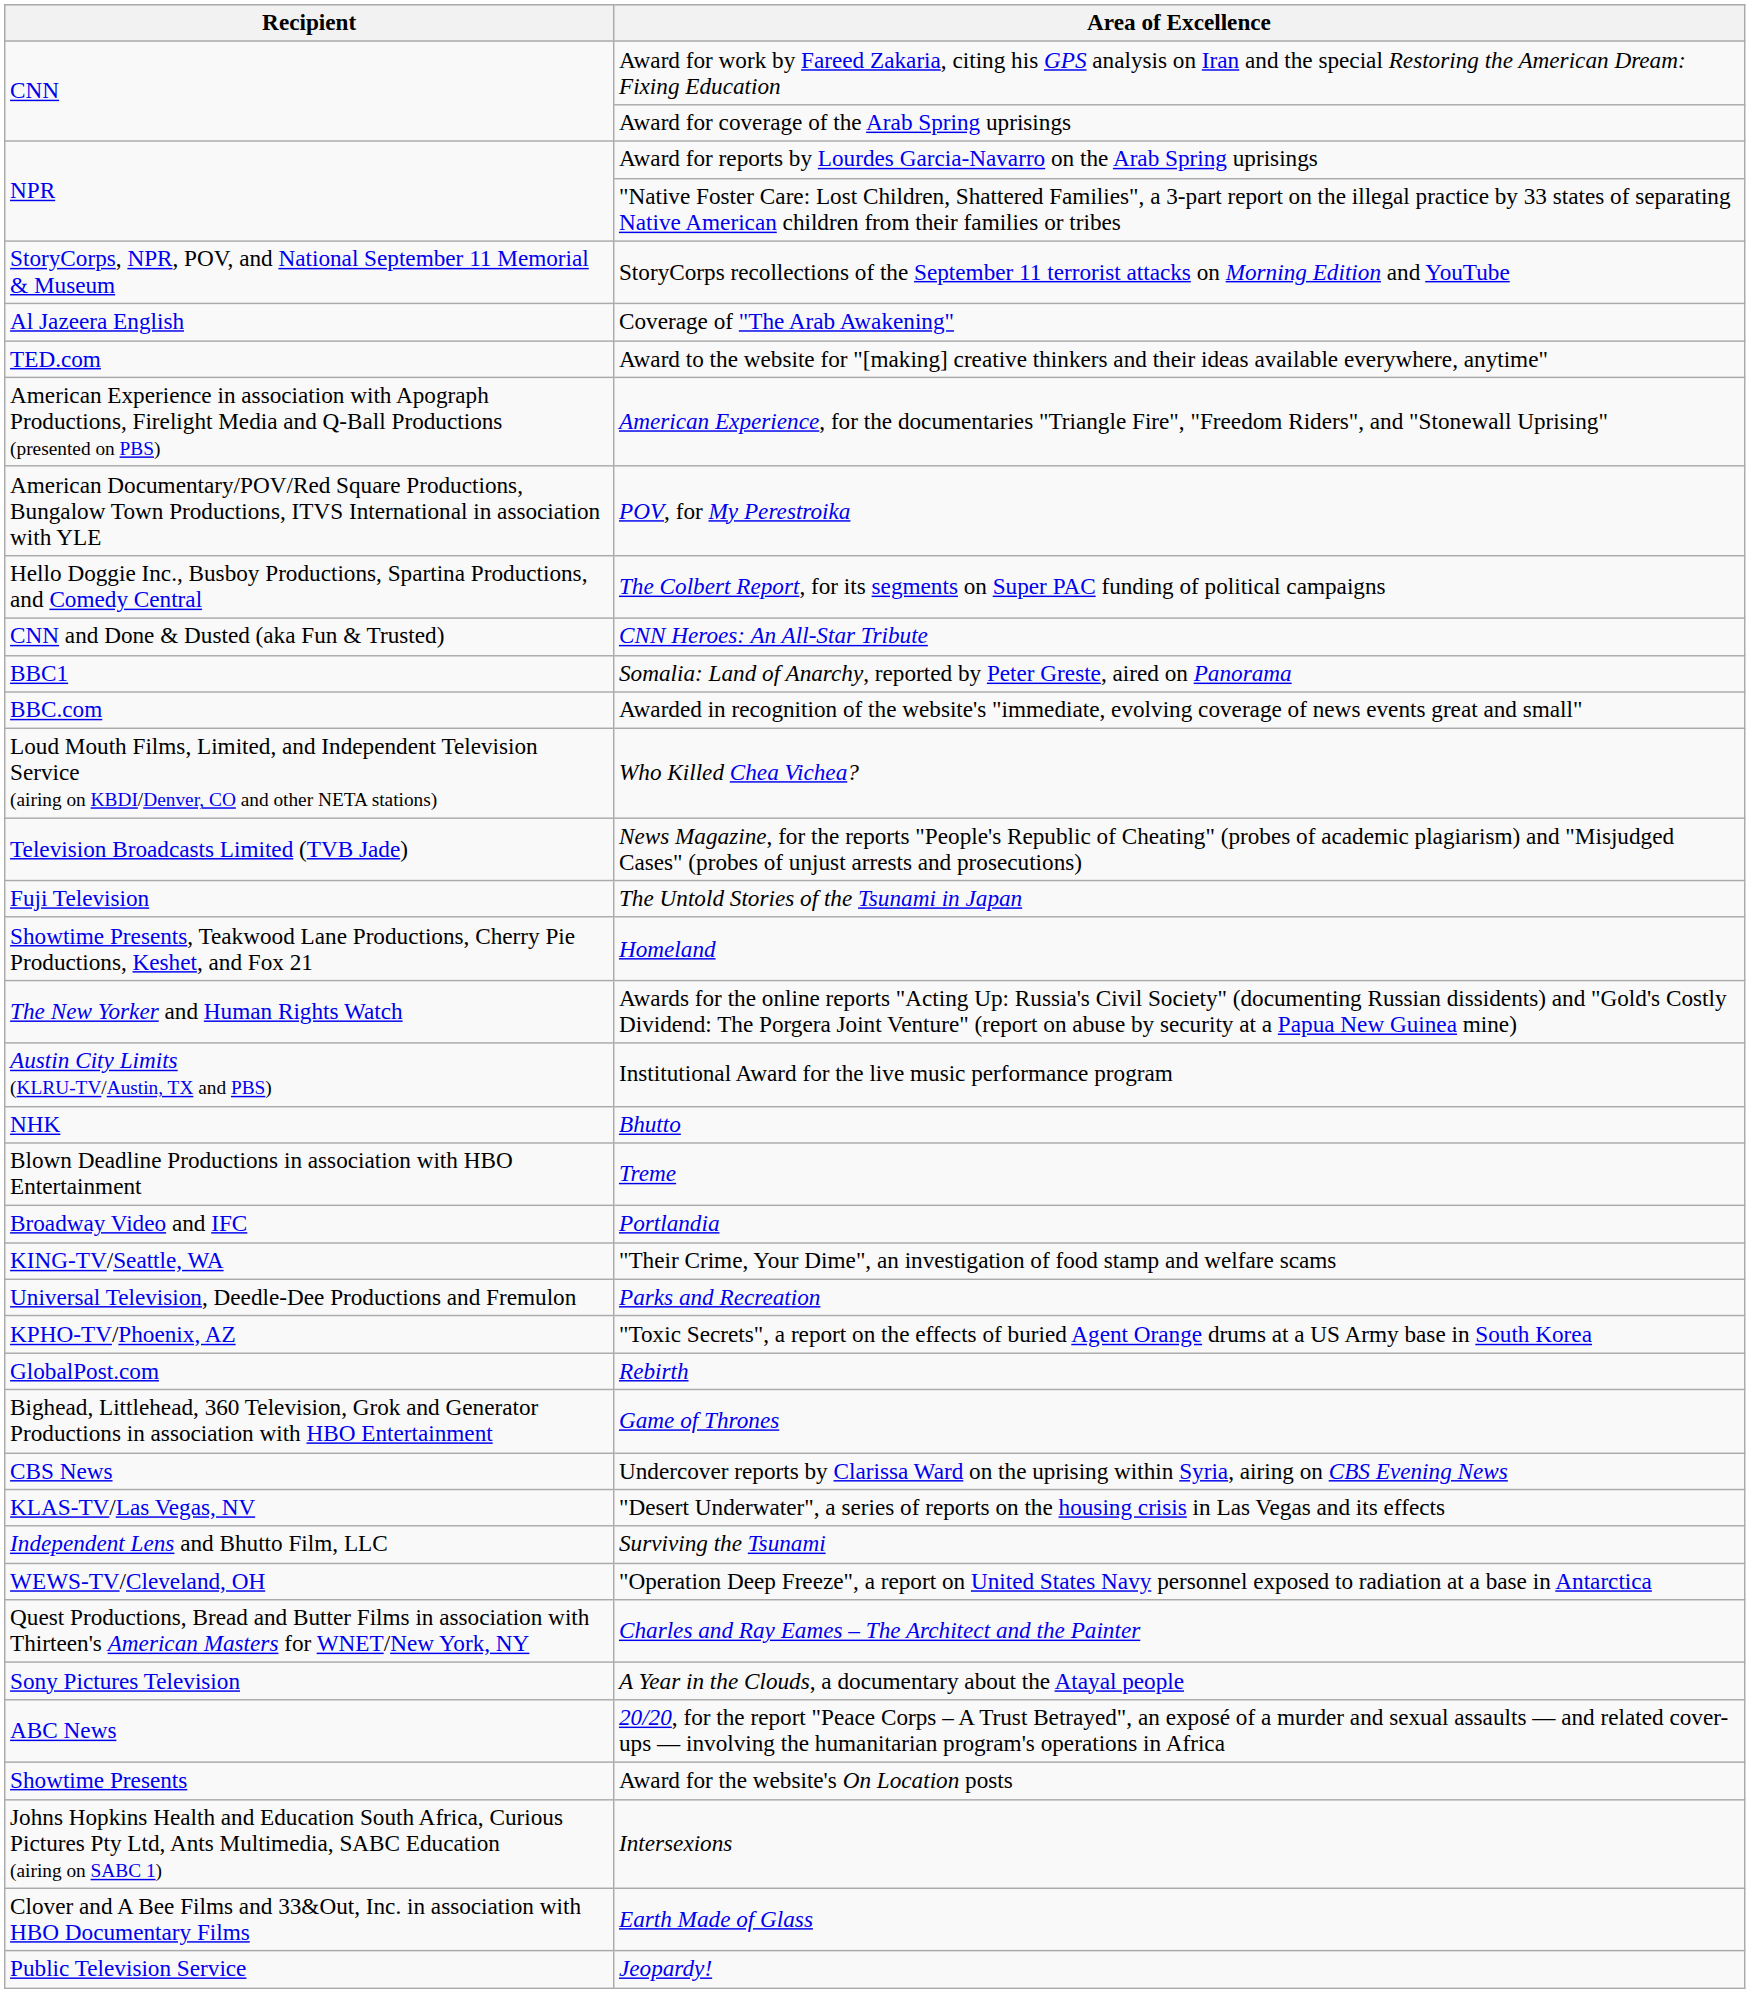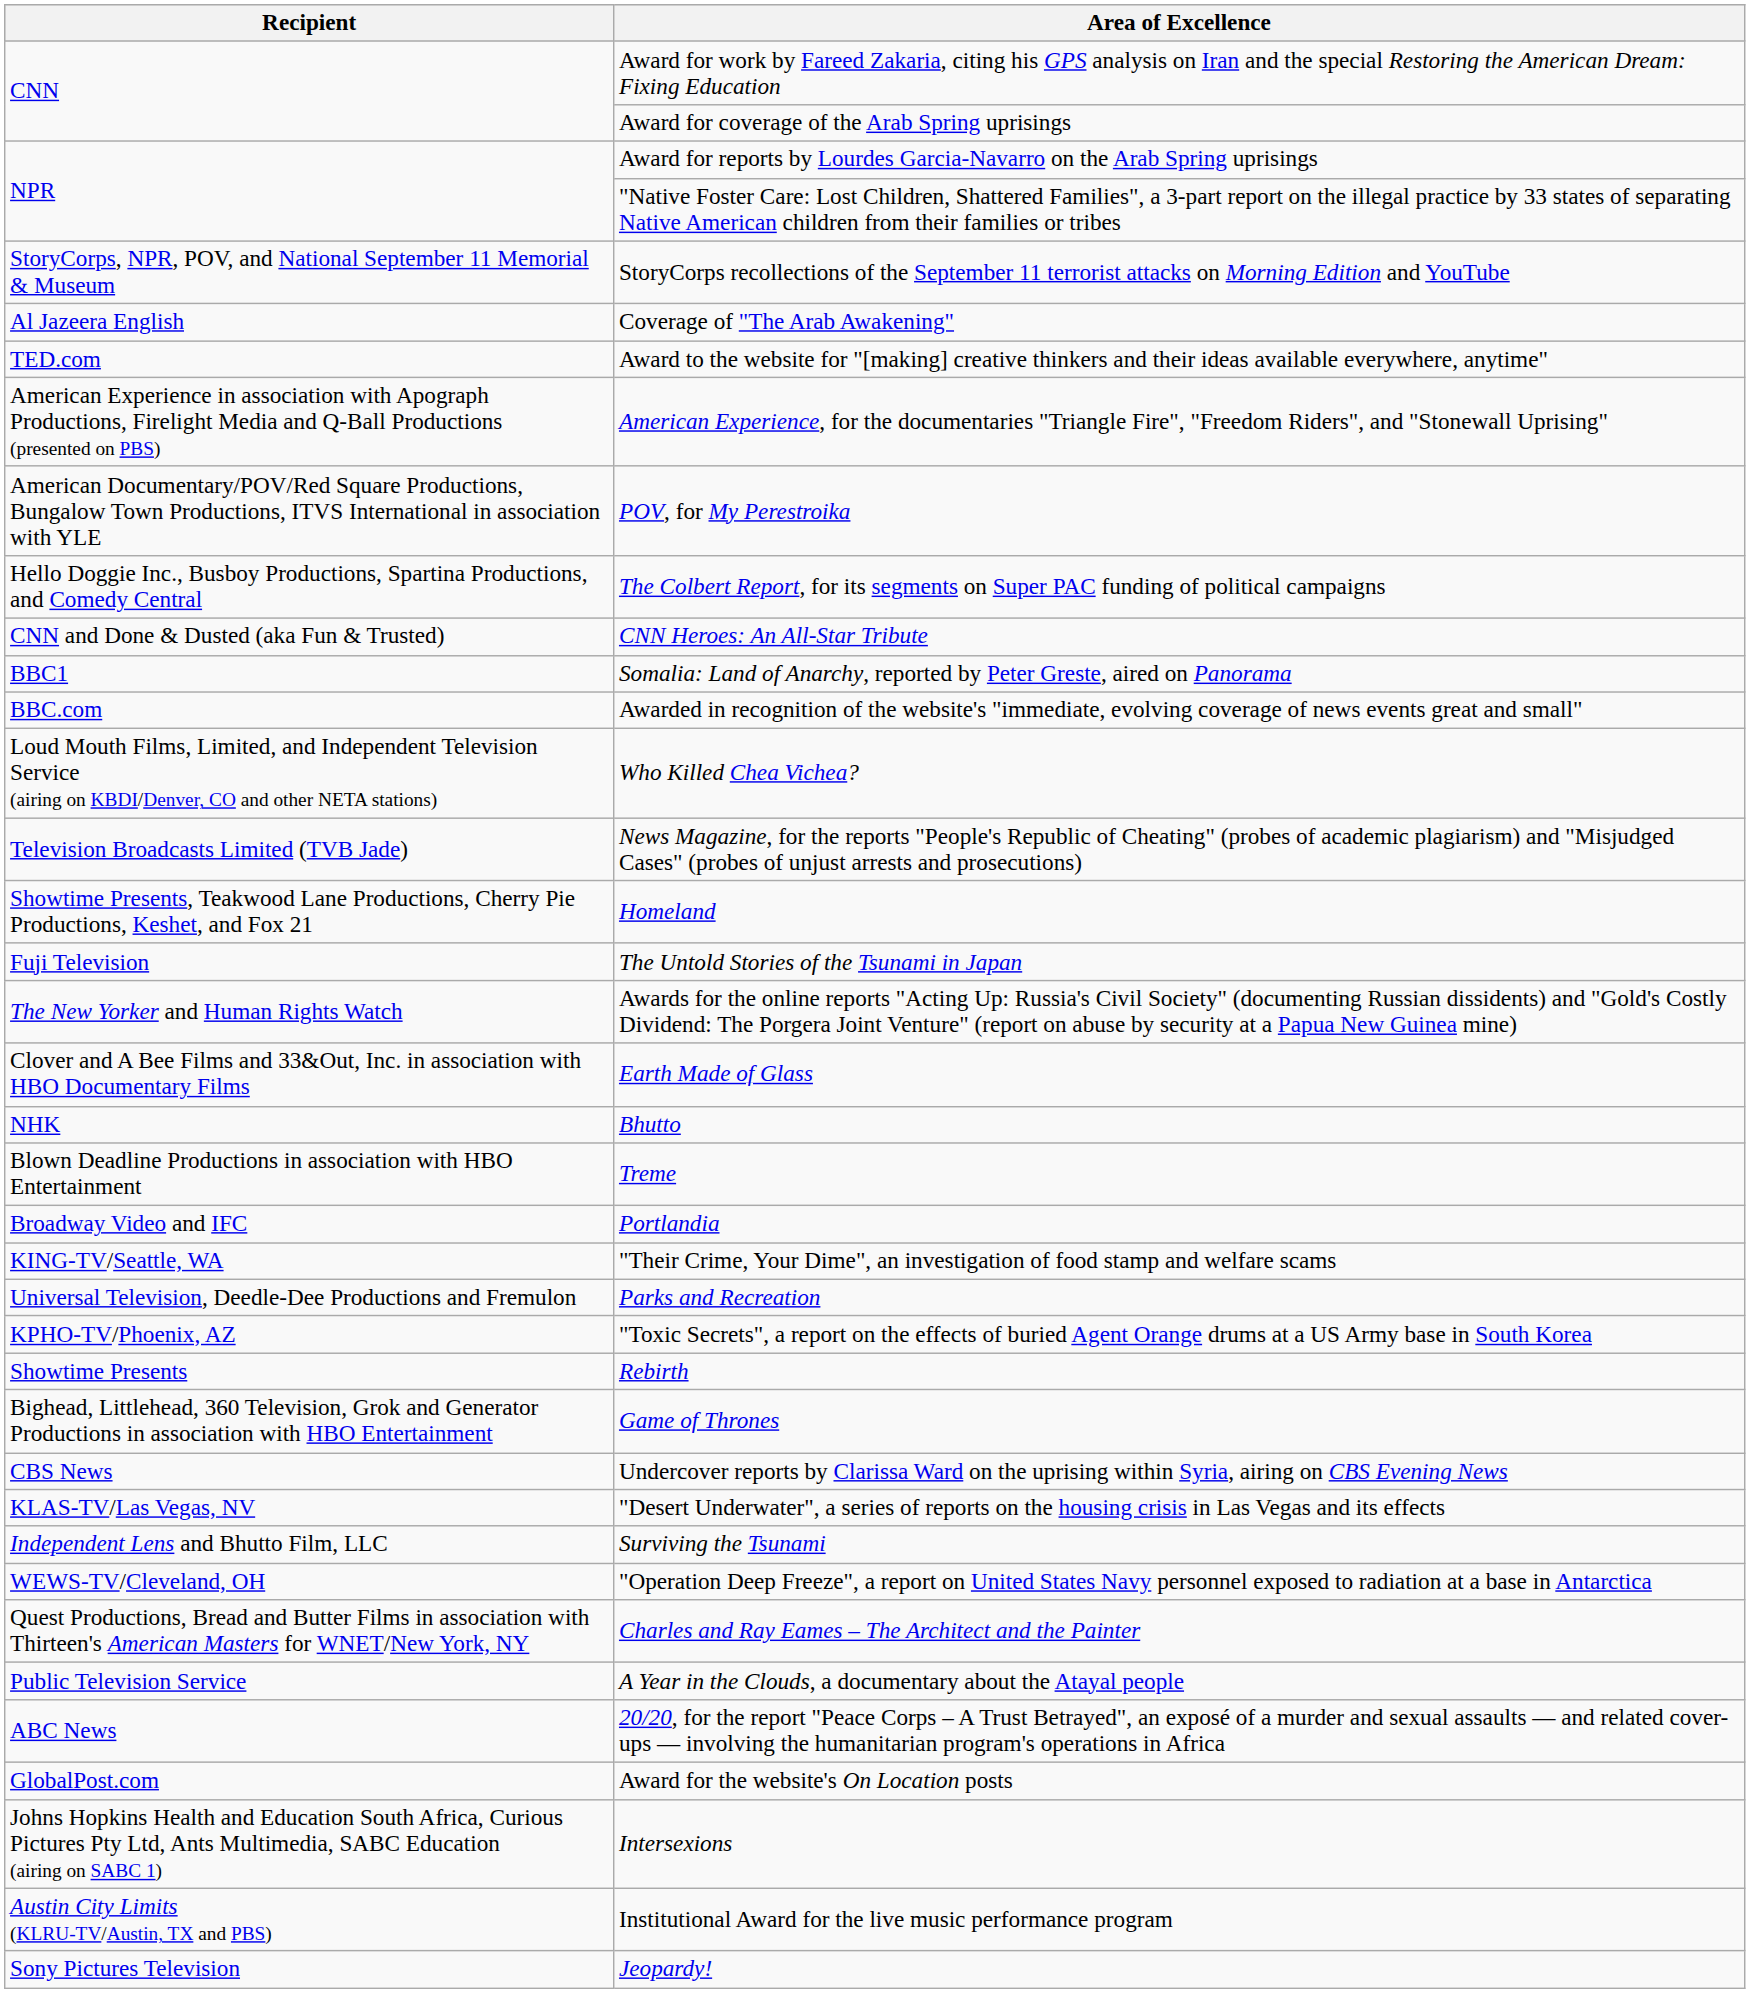rows swapped: (667, 948) <-> (821, 898)
rows swapped: (716, 1919) <-> (896, 1074)
(85, 1371) GlobalPost.com -> (99, 1371) Showtime Presents
(125, 1680) Sony Pictures Television -> (128, 1680) Public Television Service
(99, 1780) Showtime Presents -> (85, 1780) GlobalPost.com
(128, 1969) Public Television Service -> (125, 1969) Sony Pictures Television
